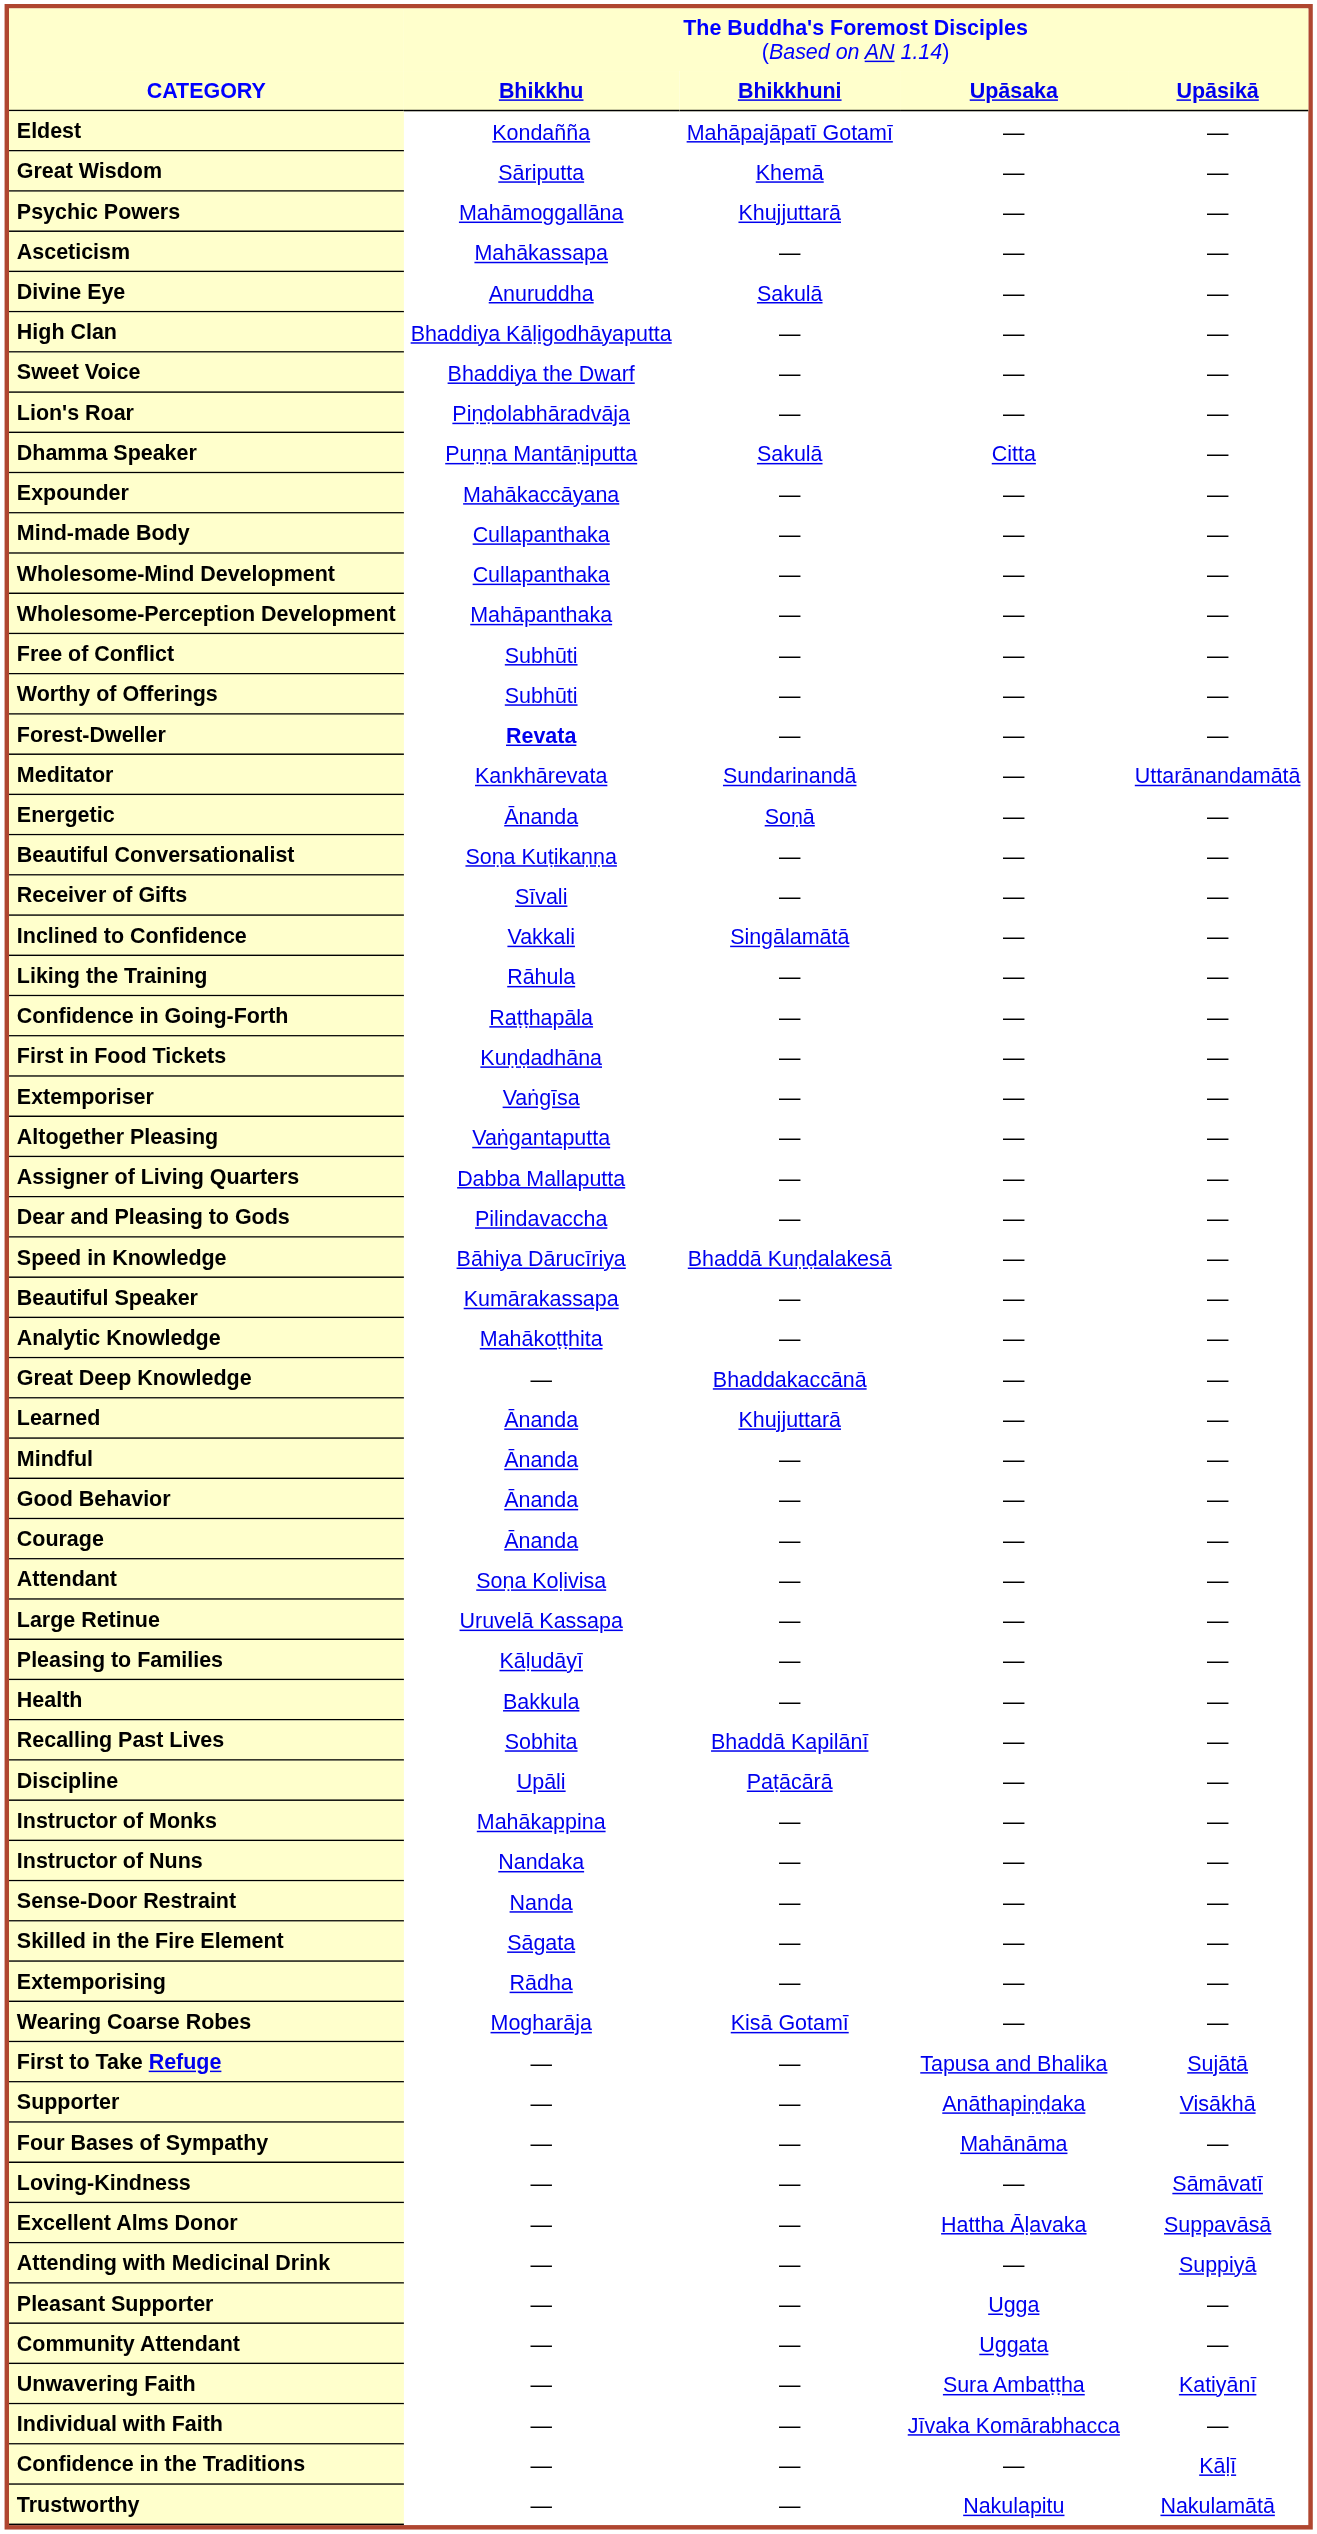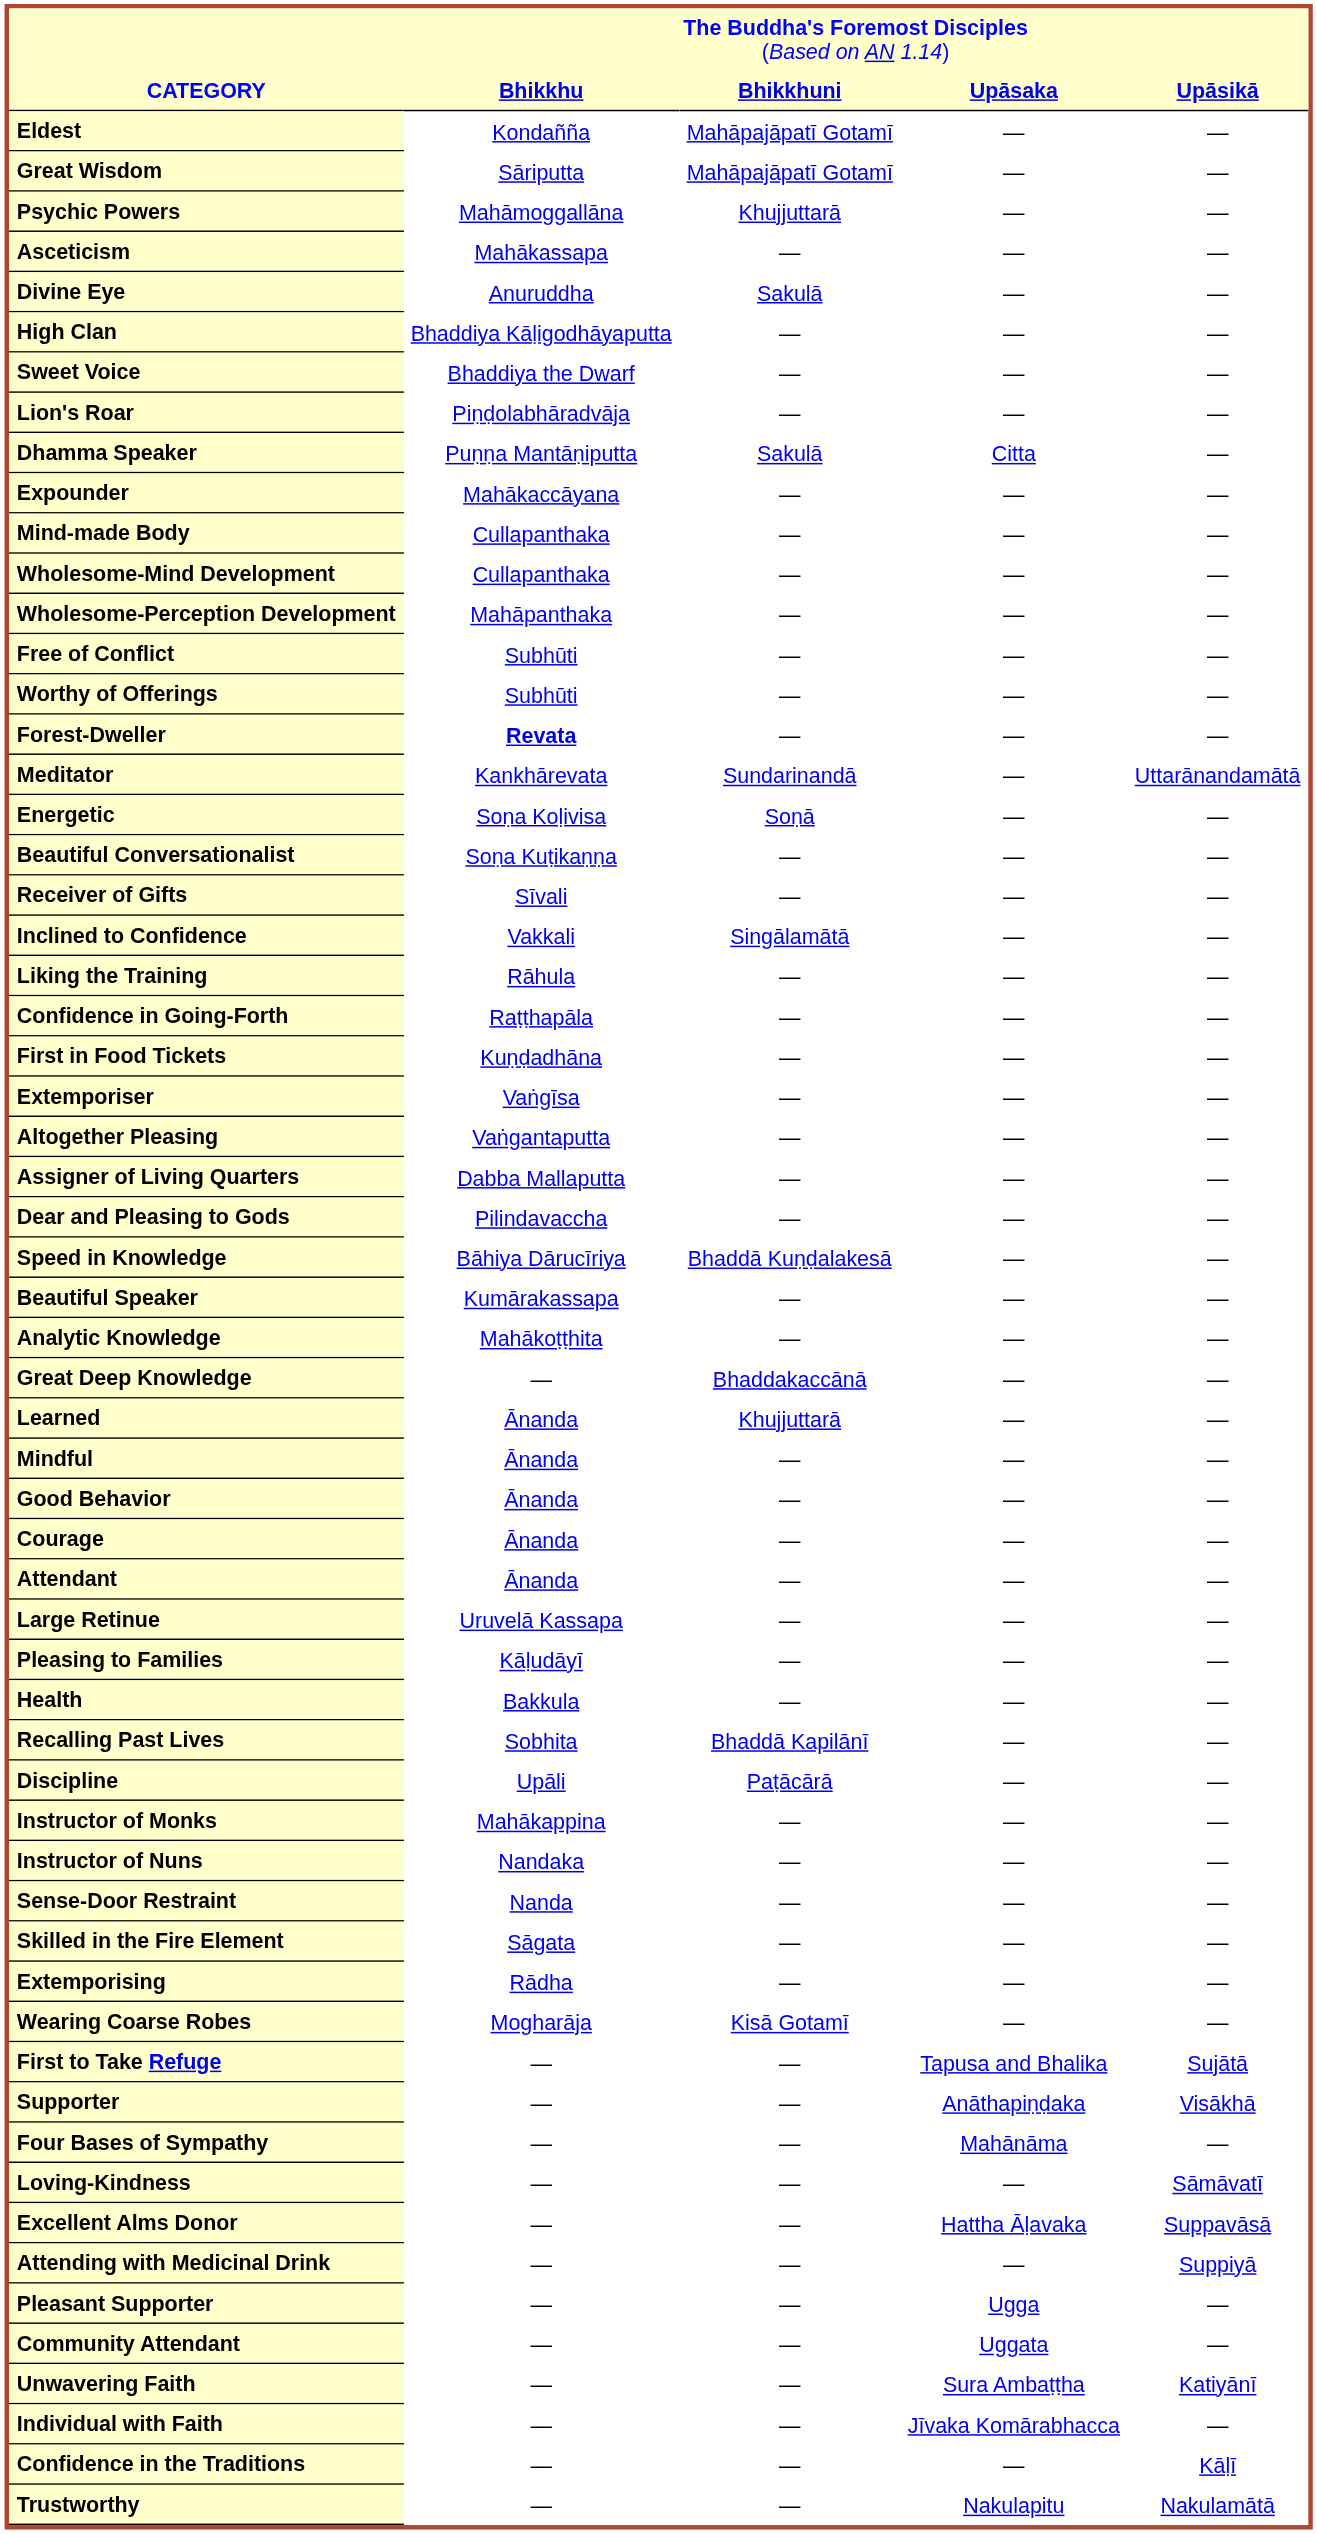(790, 172) Khemā -> (790, 172) Mahāpajāpatī Gotamī
(541, 815) Ānanda -> (541, 815) Soṇa Koḷivisa
(541, 1580) Soṇa Koḷivisa -> (541, 1580) Ānanda
